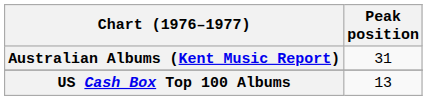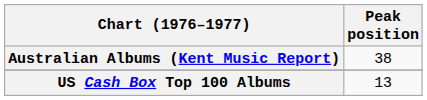(383, 58) 31 -> (383, 58) 38
